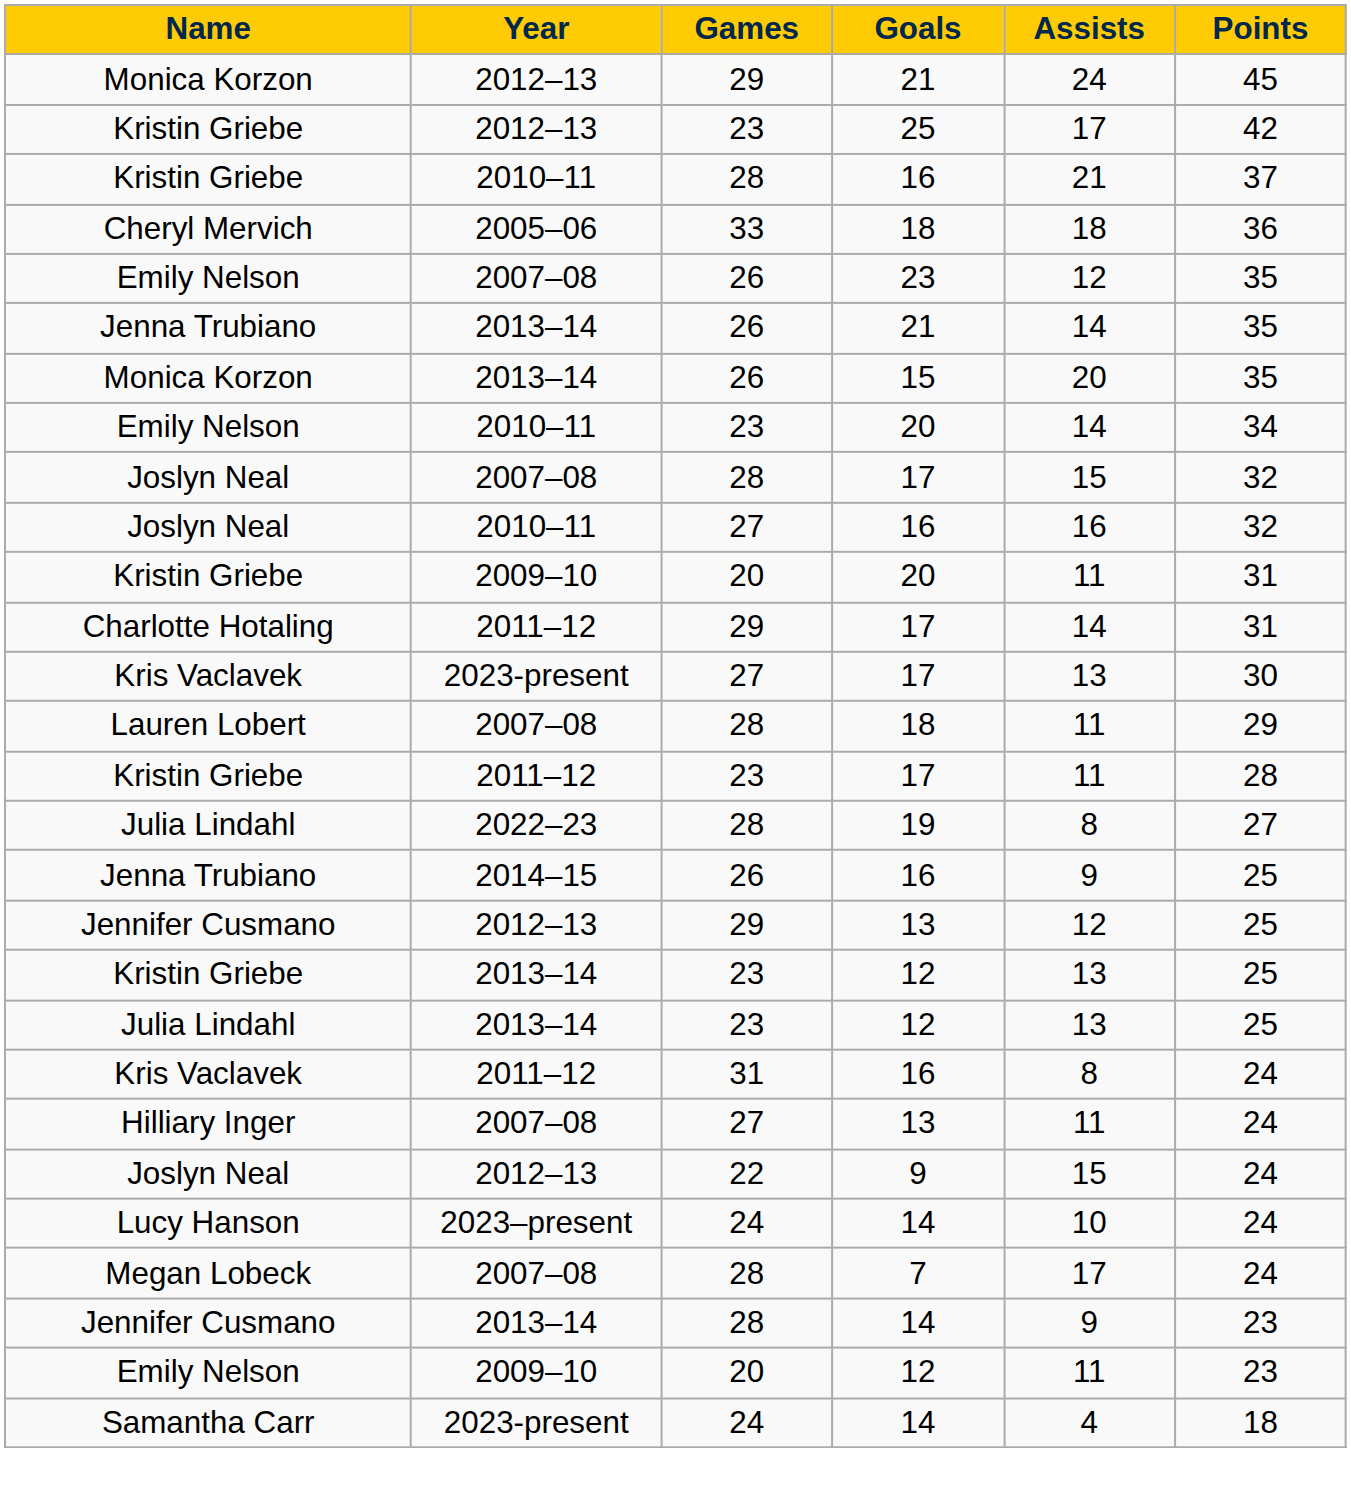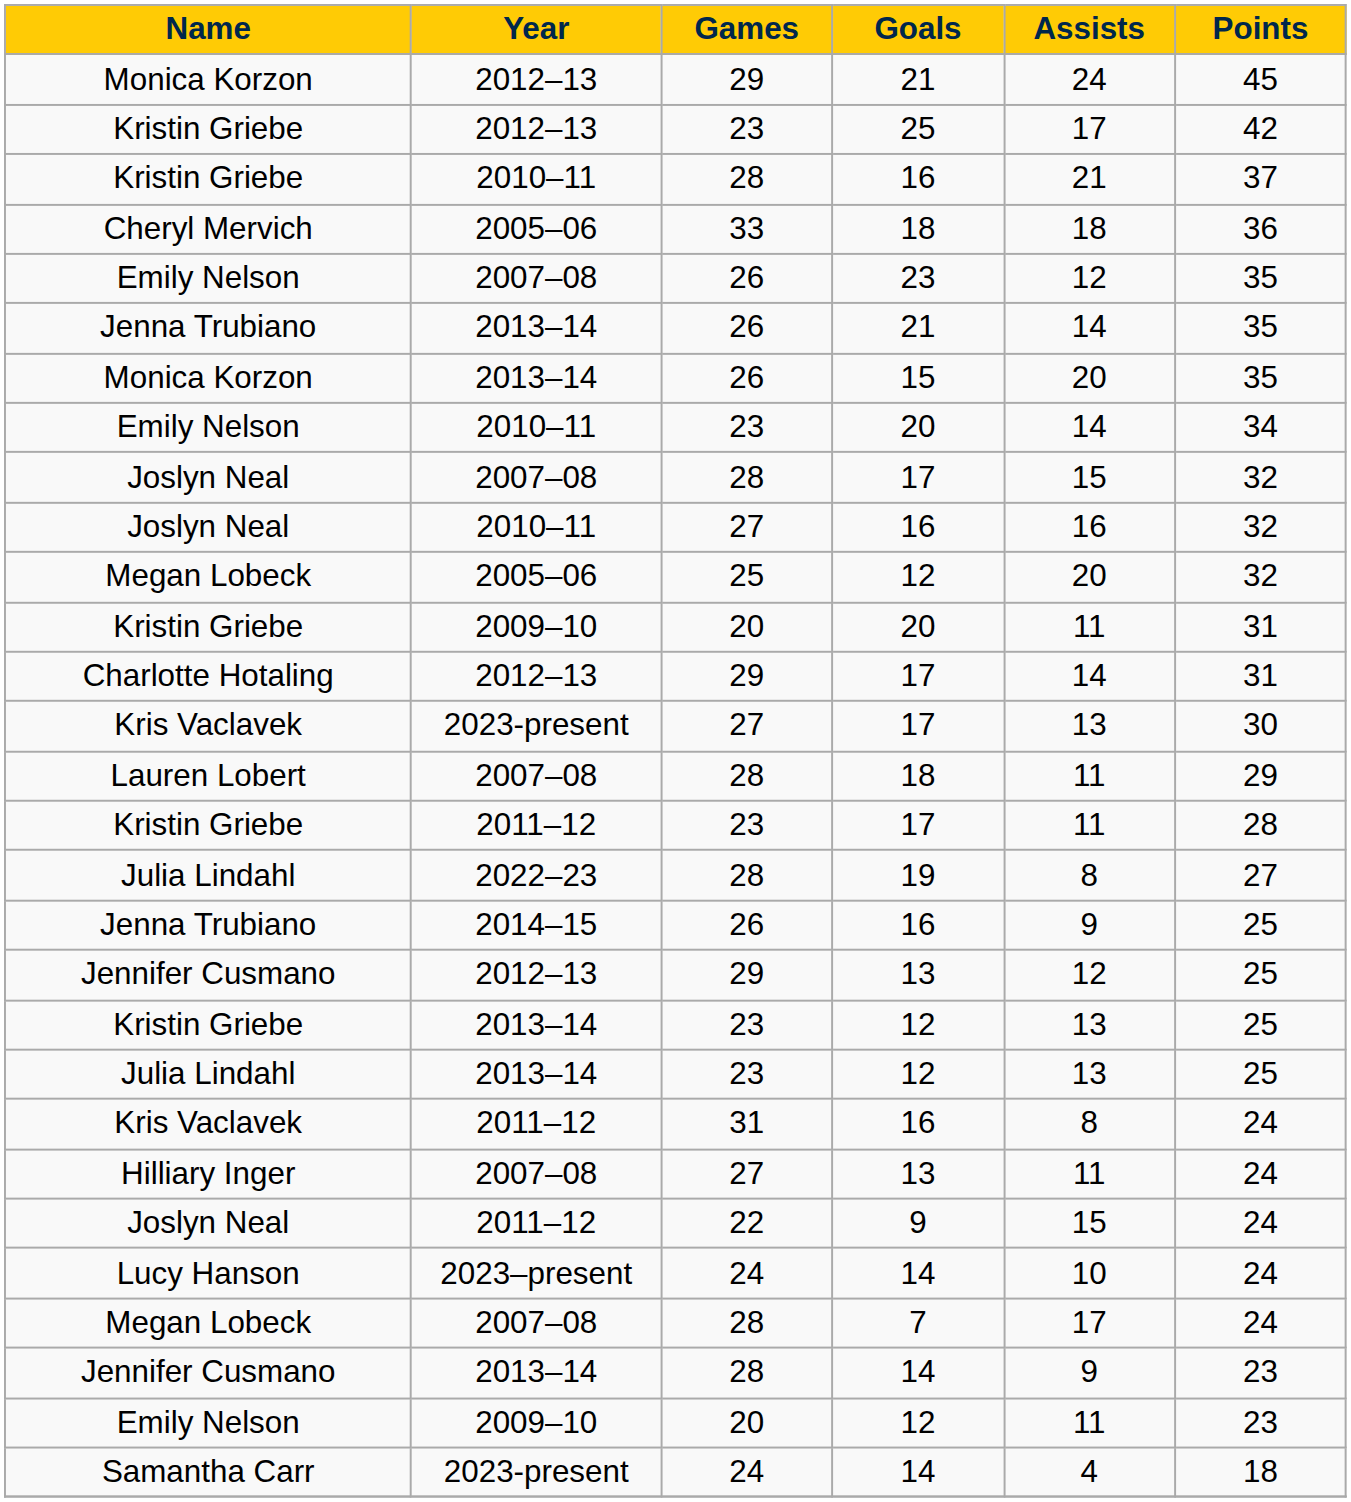+ row: (208, 576)
(536, 626) 2011–12 -> (536, 675) 2012–13
(536, 1173) 2012–13 -> (536, 1223) 2011–12
